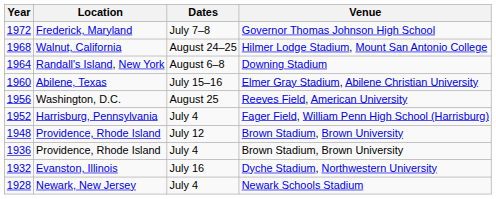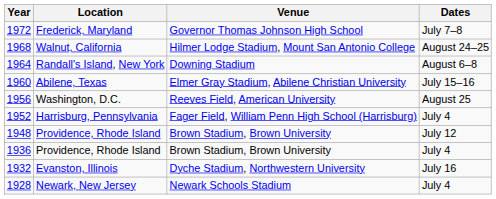columns swapped: (365, 13) <-> (203, 13)
